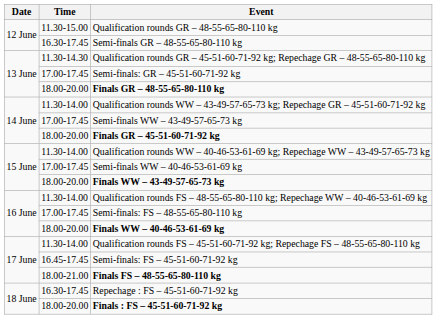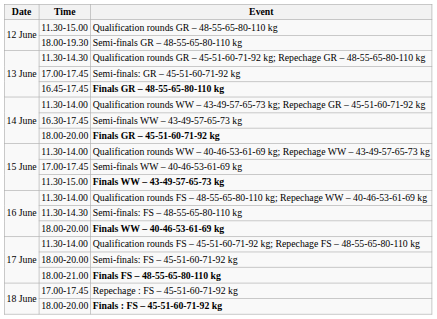(65, 43) 16.30-17.45 -> (65, 43) 18.00-19.30
(65, 89) 18.00-20.00 -> (65, 89) 16.45-17.45
(65, 120) 17.00-17.45 -> (65, 120) 16.30-17.45
(65, 182) 18.00-20.00 -> (65, 182) 11.30-15.00
(65, 213) 17.00-17.45 -> (65, 213) 11.30-14.30
(65, 259) 16.45-17.45 -> (65, 259) 18.00-20.00
(65, 290) 16.30-17.45 -> (65, 290) 17.00-17.45
